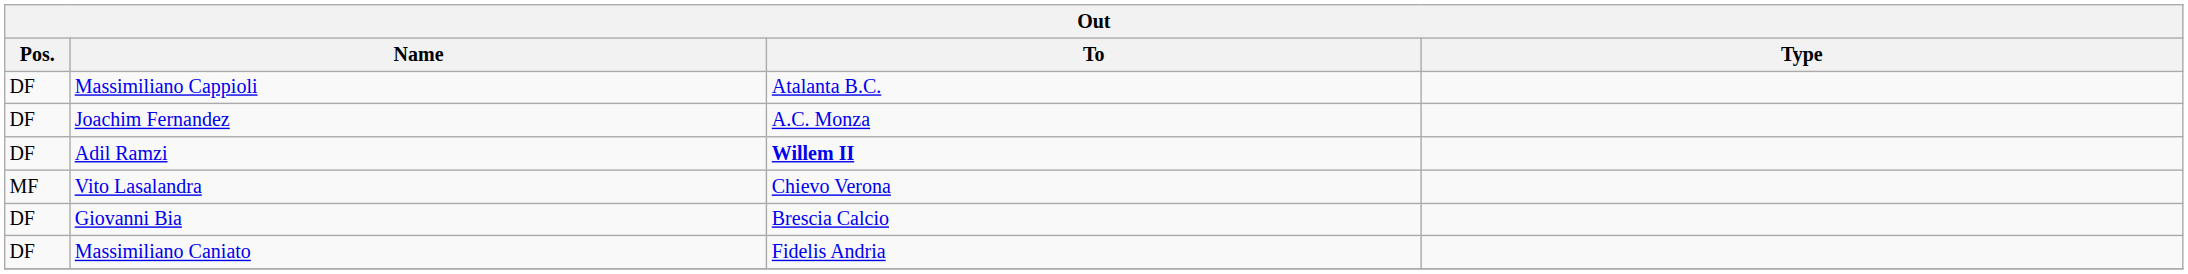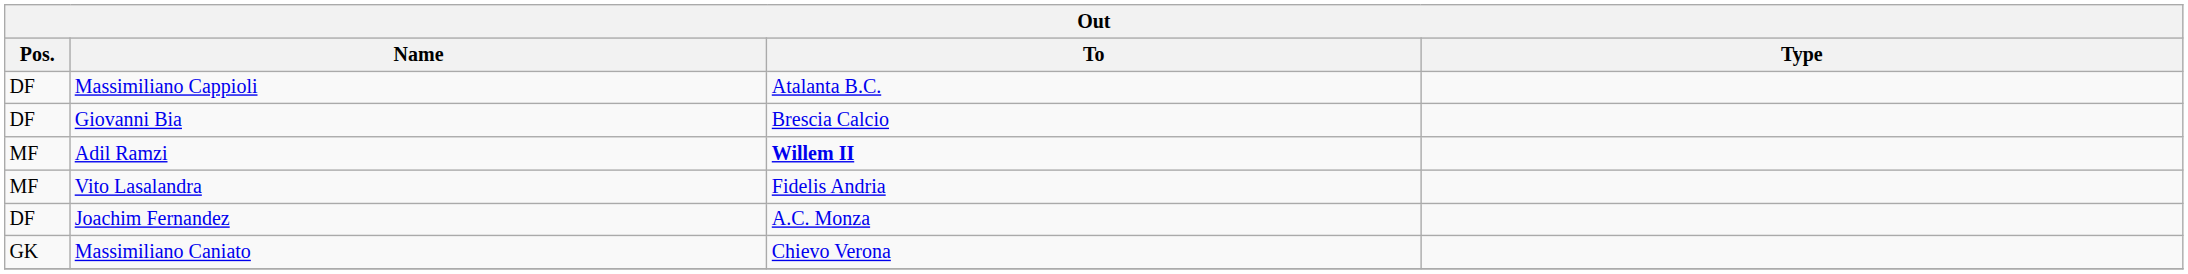rows swapped: (128, 219) <-> (152, 120)
(22, 153) DF -> (24, 153) MF
(831, 186) Chievo Verona -> (829, 186) Fidelis Andria
(22, 252) DF -> (24, 252) GK
(829, 252) Fidelis Andria -> (831, 252) Chievo Verona
